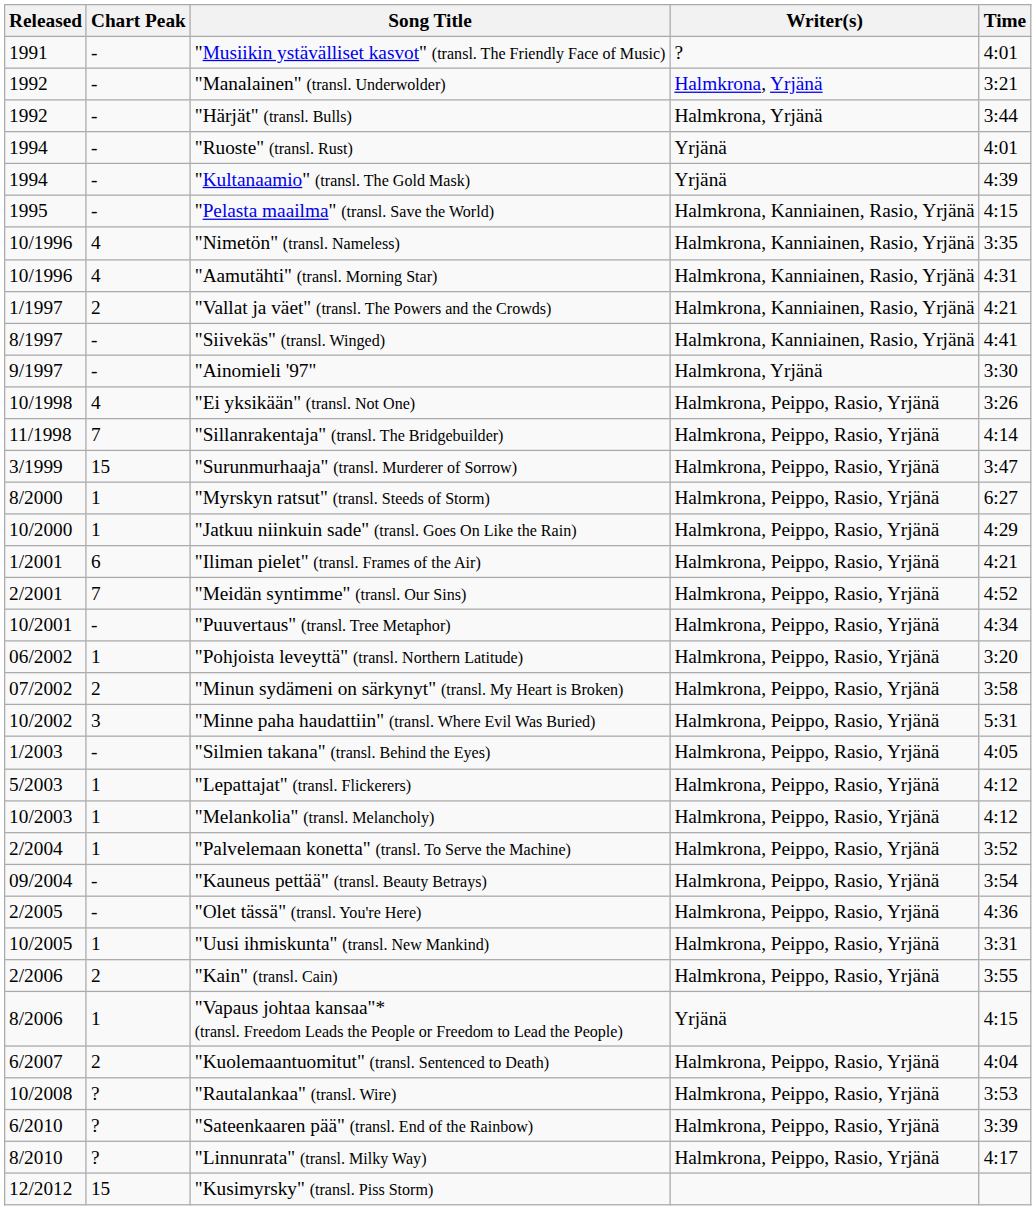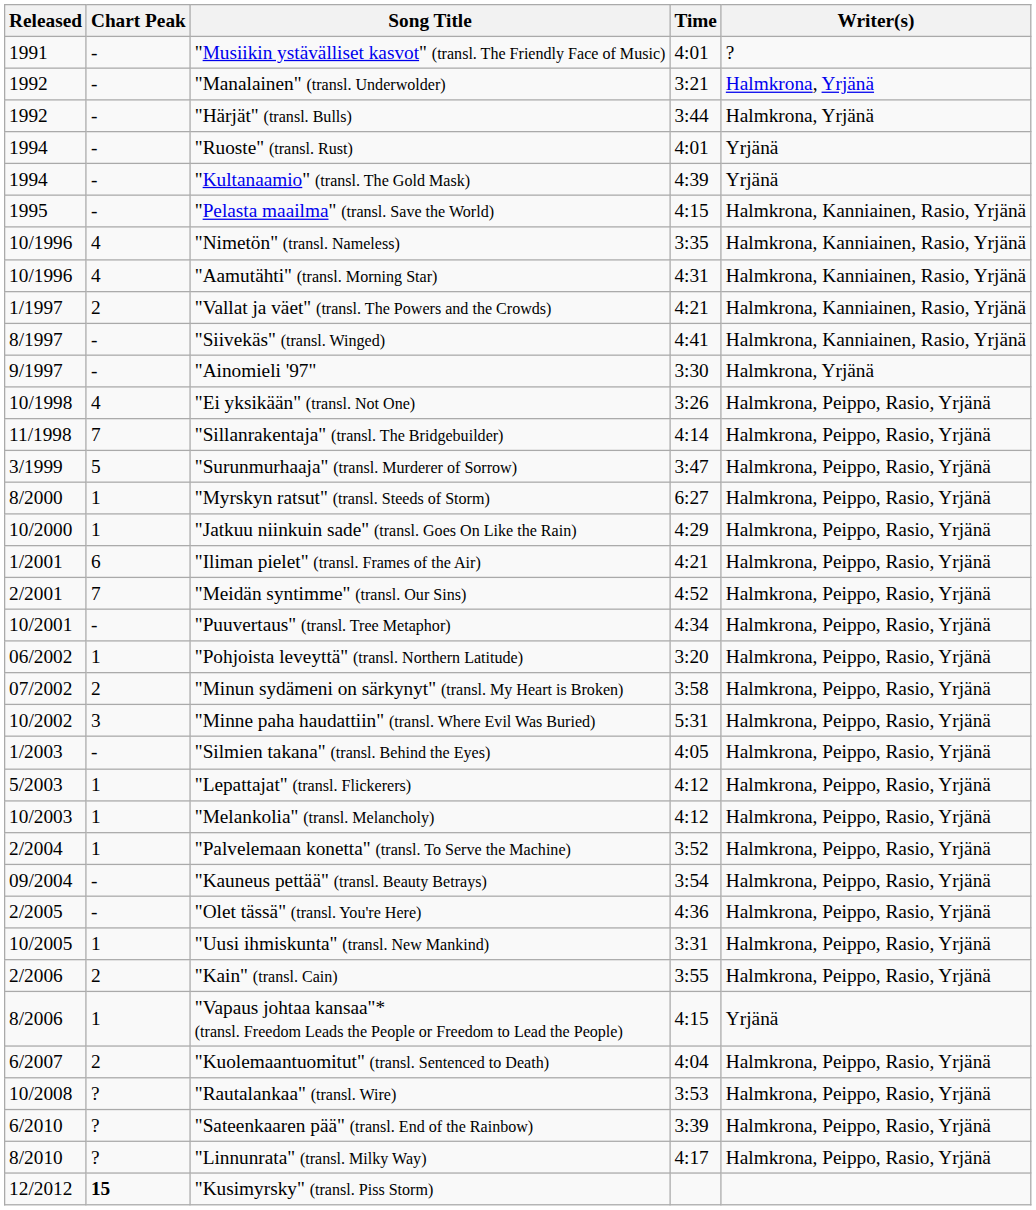columns swapped: (825, 20) <-> (1005, 20)
(101, 466) 15 -> (96, 466) 5
(101, 1189) normal -> (101, 1189) bold
